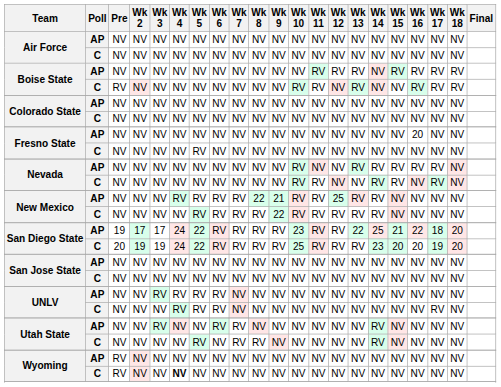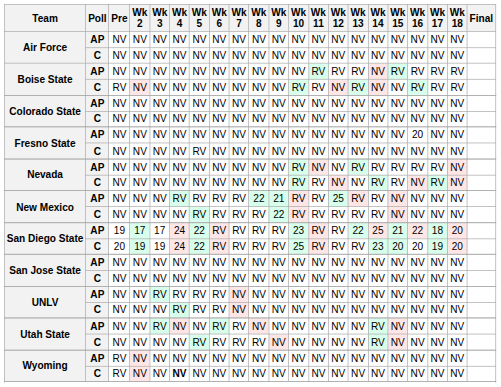(437, 311) RV -> (437, 311) NV
(219, 342) NV -> (219, 342) RV
